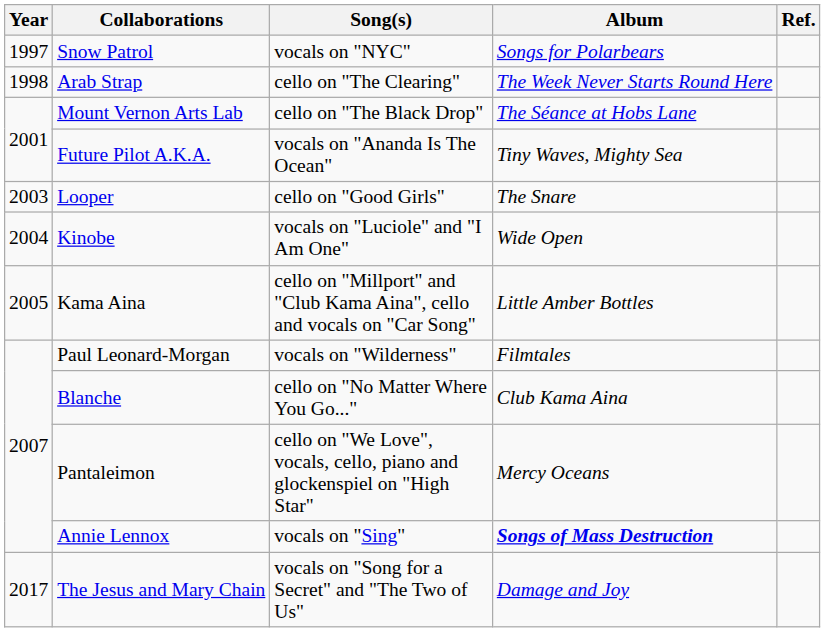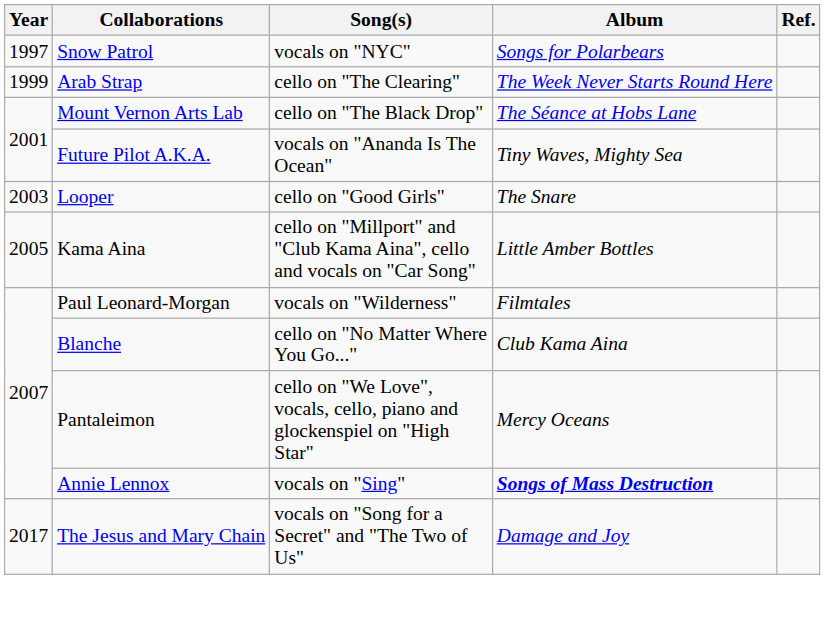(29, 81) 1998 -> (29, 81) 1999
- row: (86, 238)
